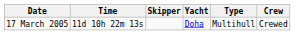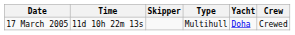columns swapped: (197, 11) <-> (234, 11)
